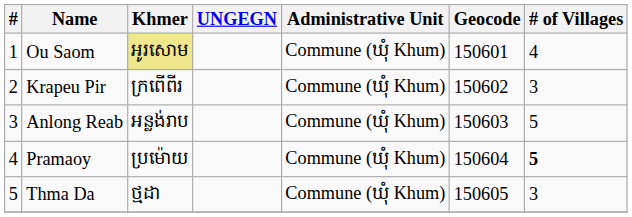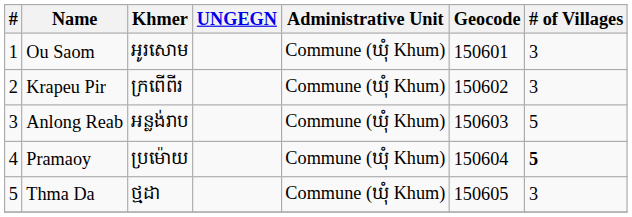(160, 50) khaki background -> (160, 50) no background
(534, 51) 4 -> (534, 51) 3
